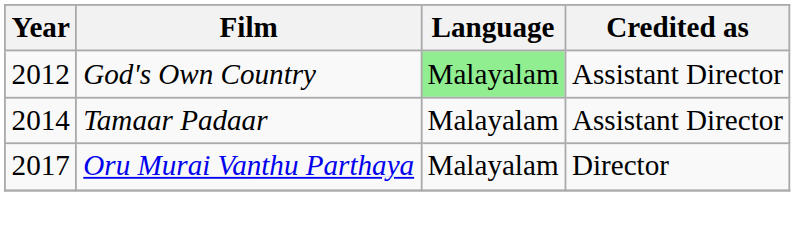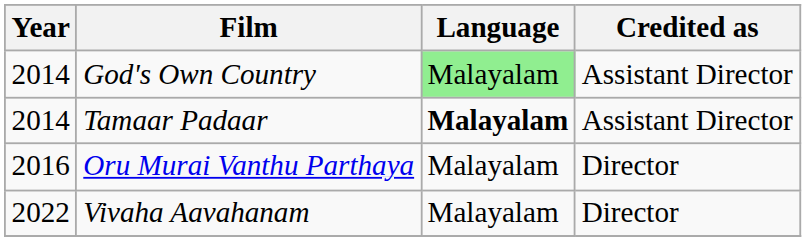(41, 73) 2012 -> (41, 73) 2014
(493, 119) normal -> (498, 119) bold
(41, 166) 2017 -> (41, 166) 2016
+ row: (196, 212)
